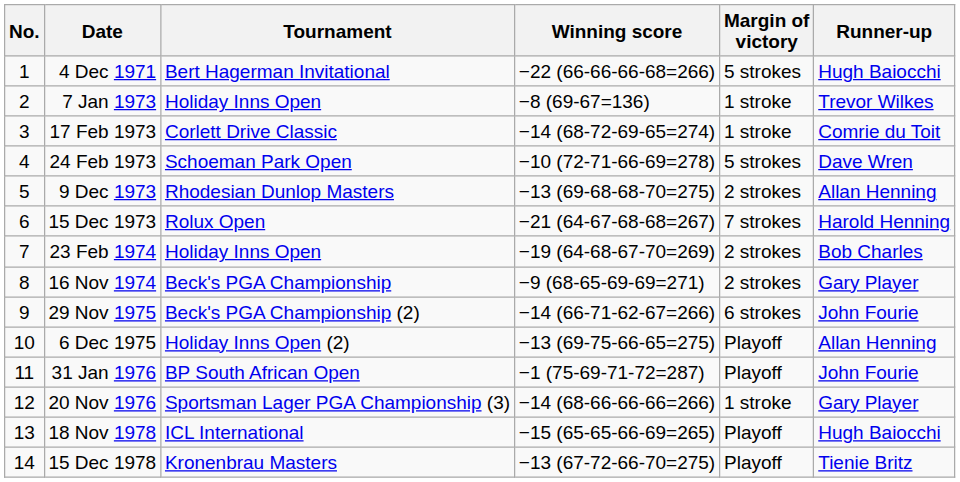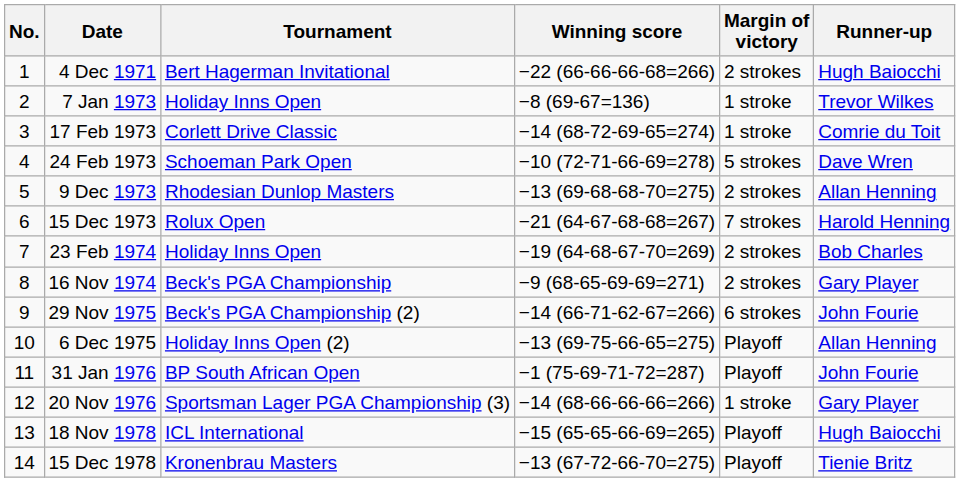(763, 71) 5 strokes -> (763, 71) 2 strokes
